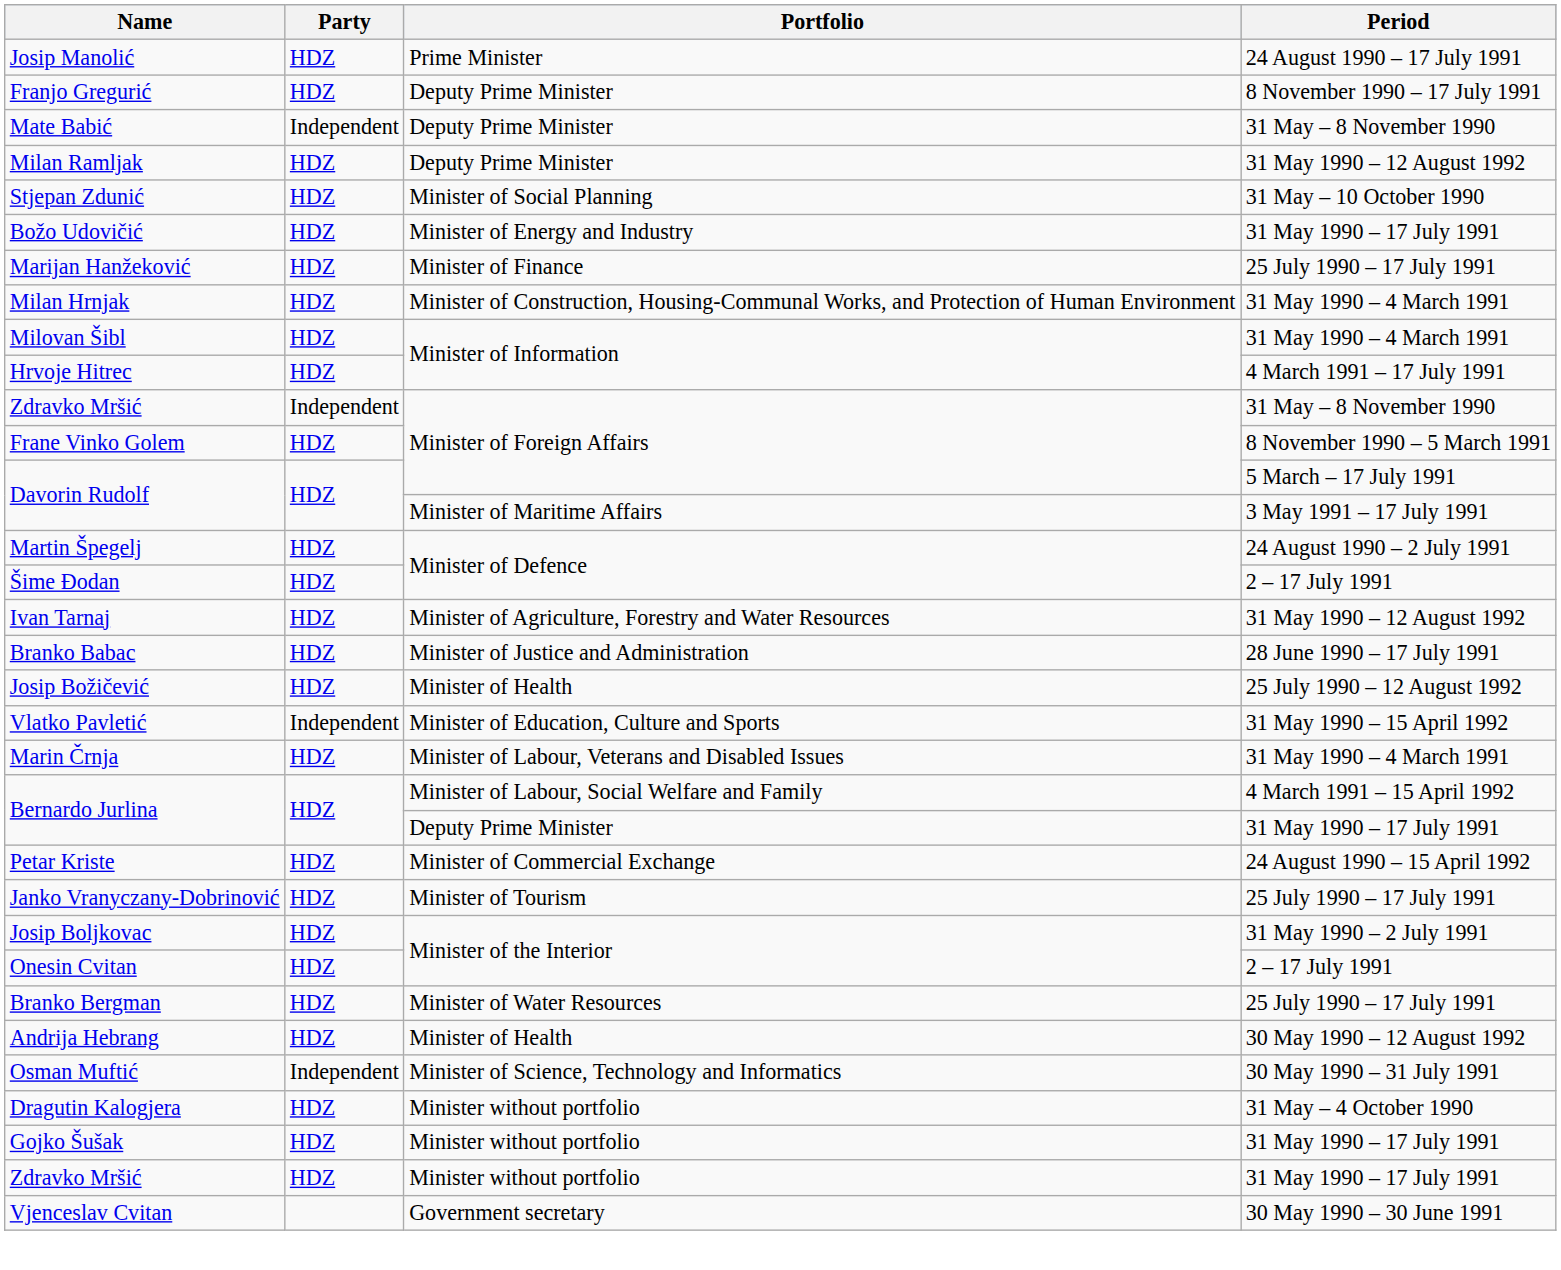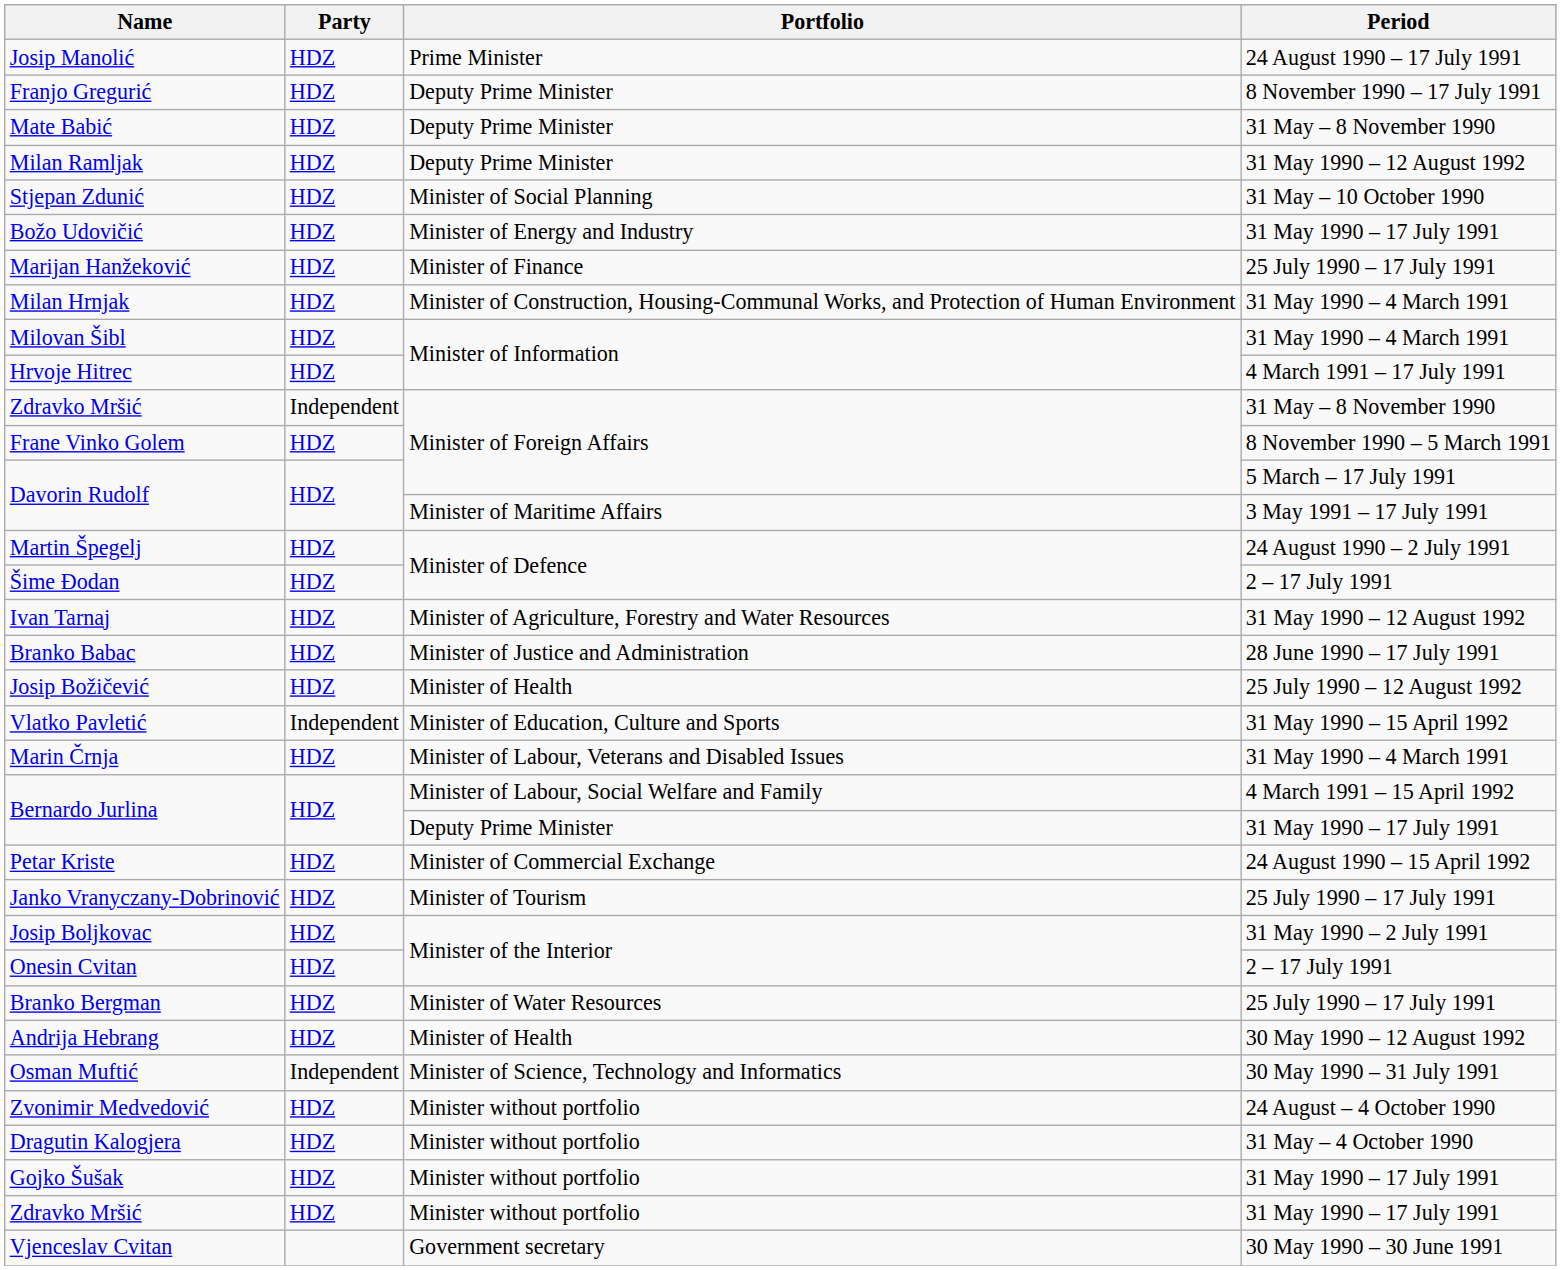(344, 127) Independent -> (313, 127) HDZ
+ row: (109, 1107)
